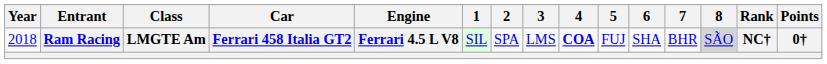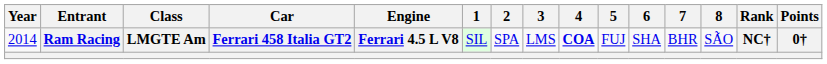(22, 39) 2018 -> (22, 39) 2014
(719, 39) lightgrey background -> (719, 39) no background
